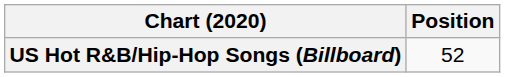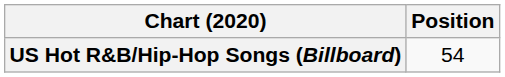(453, 54) 52 -> (453, 54) 54
